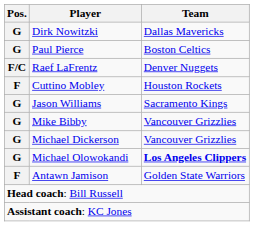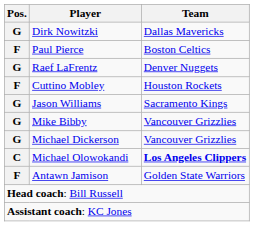(17, 49) G -> (17, 49) F
(17, 67) F/C -> (17, 67) G
(17, 157) G -> (17, 157) C
